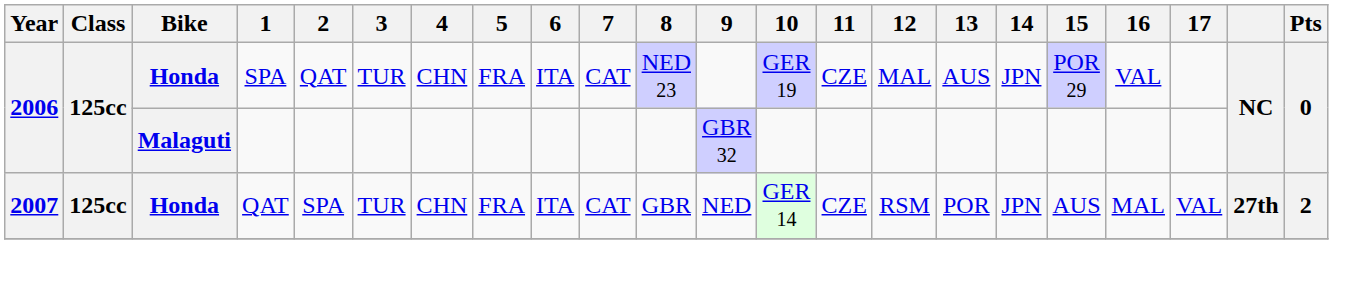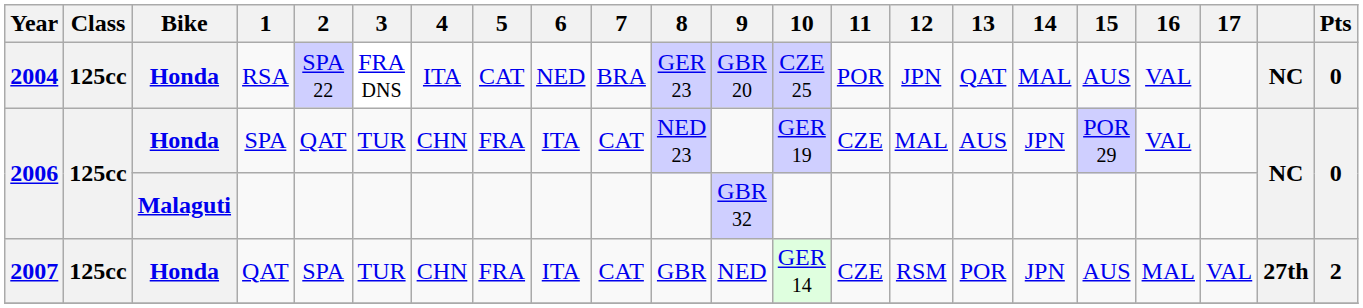+ row: (34, 75)
